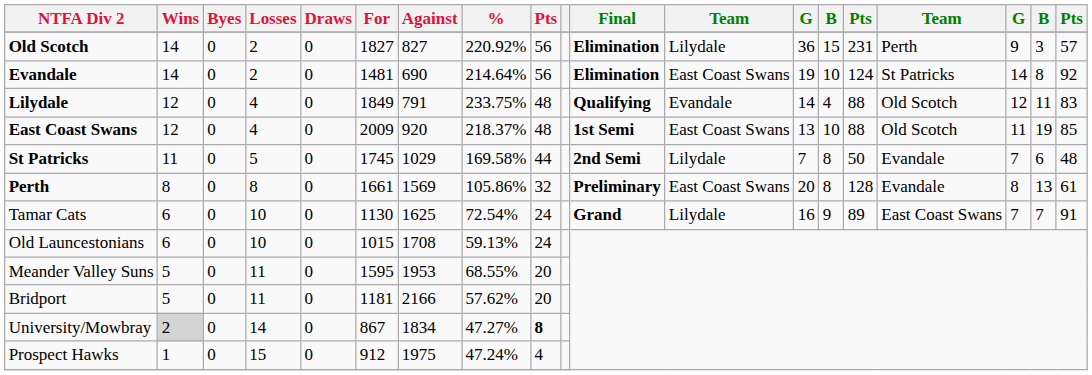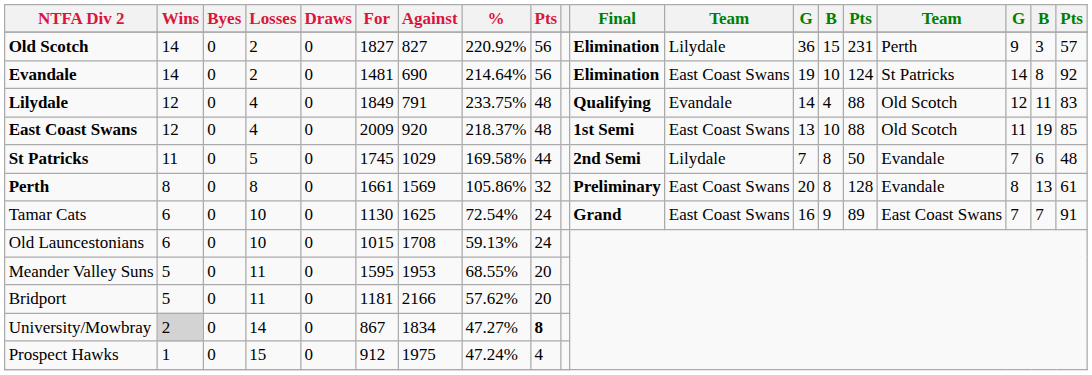(697, 214) Lilydale -> (729, 214) East Coast Swans
